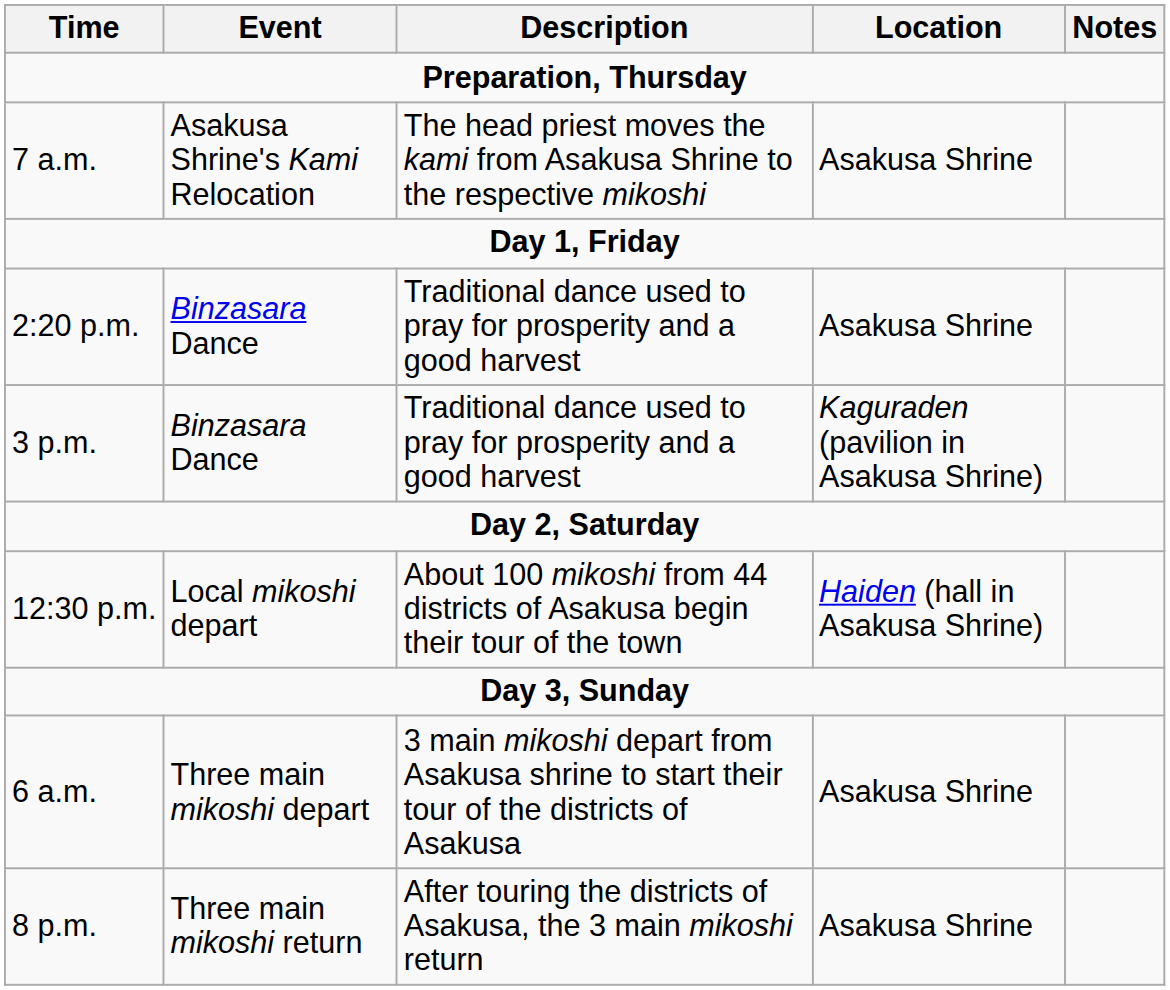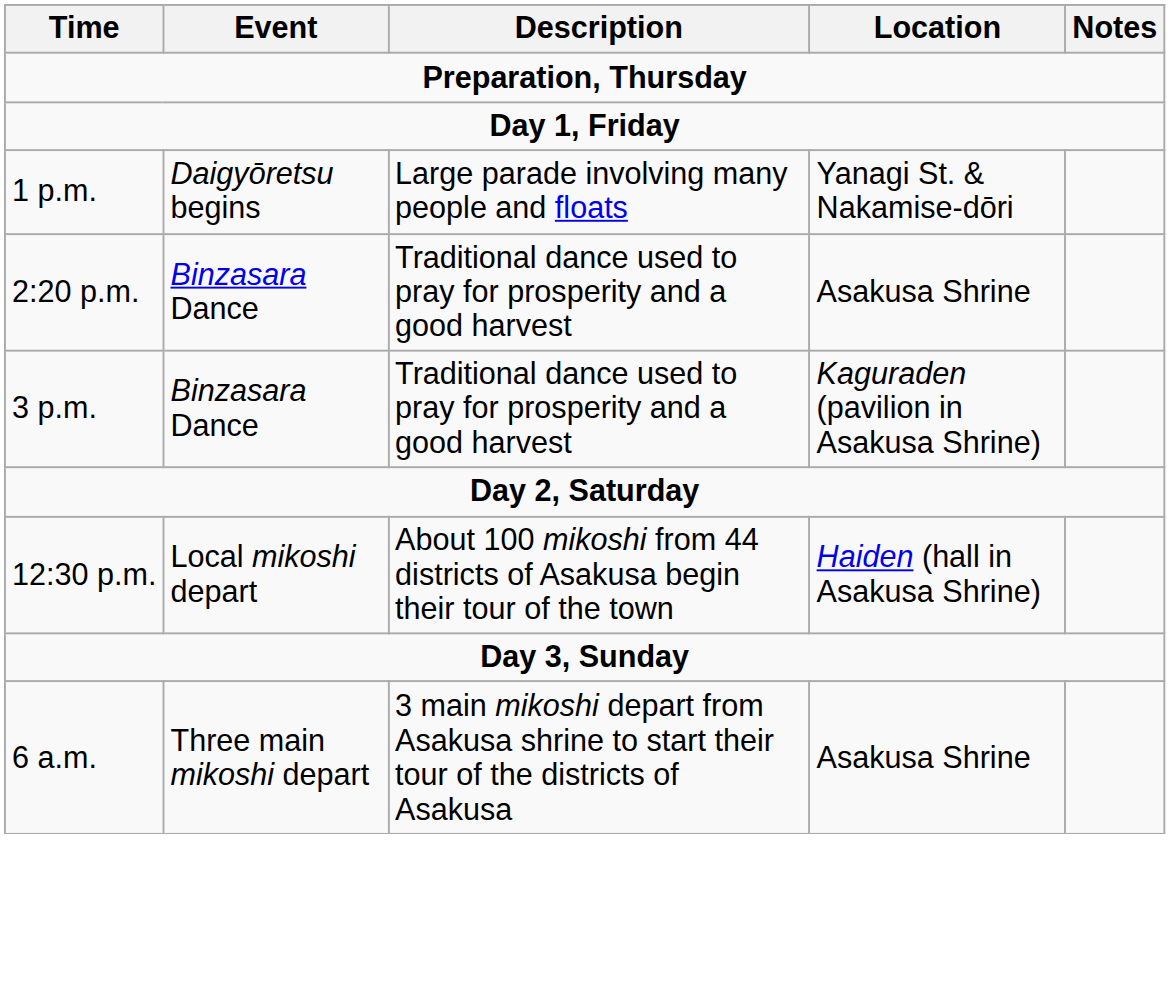- row: (54, 160)
+ row: (54, 191)
- row: (54, 925)
